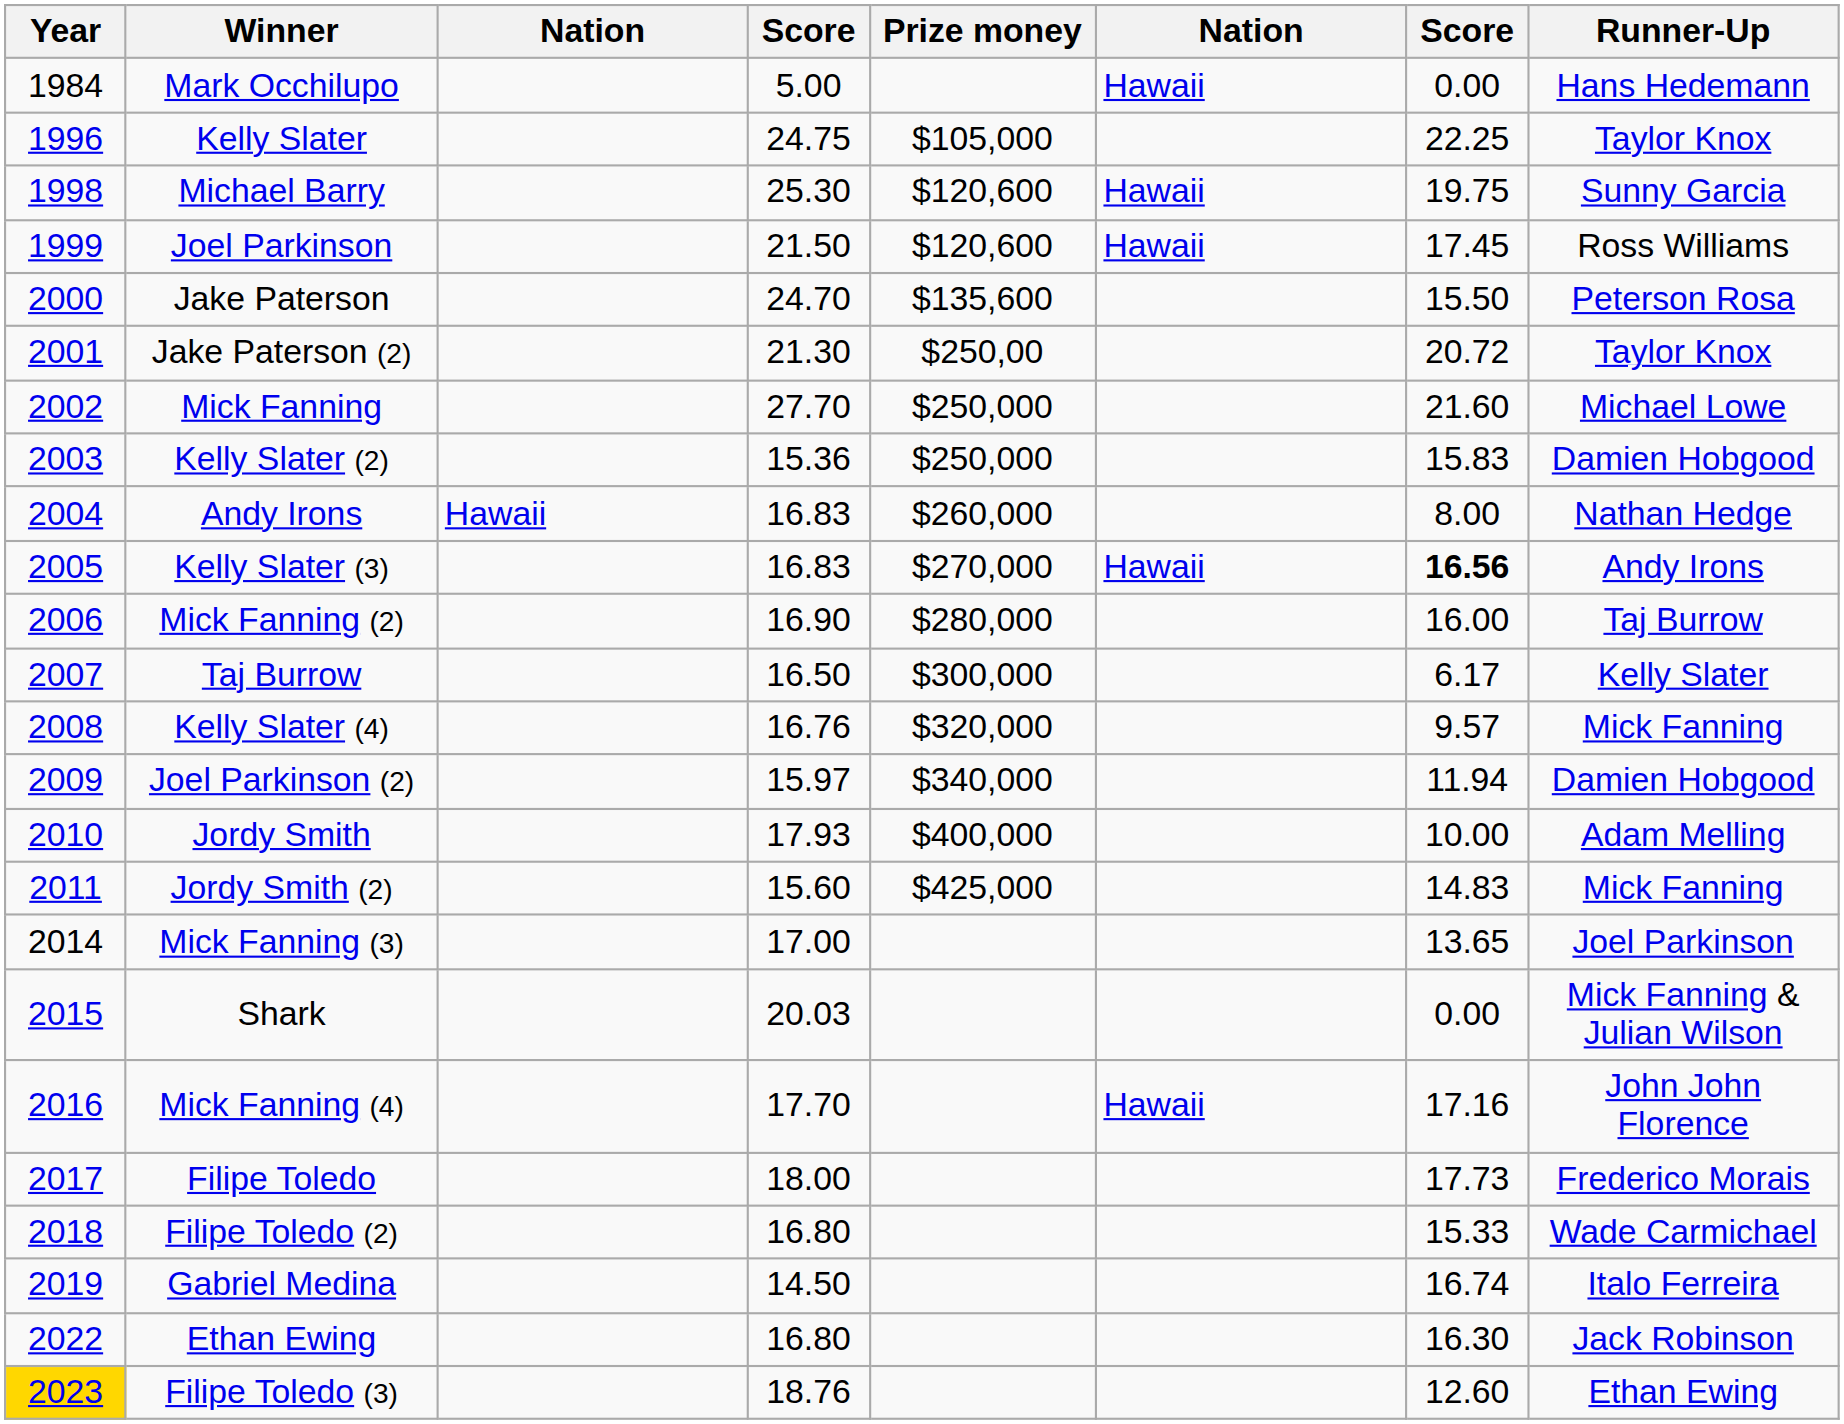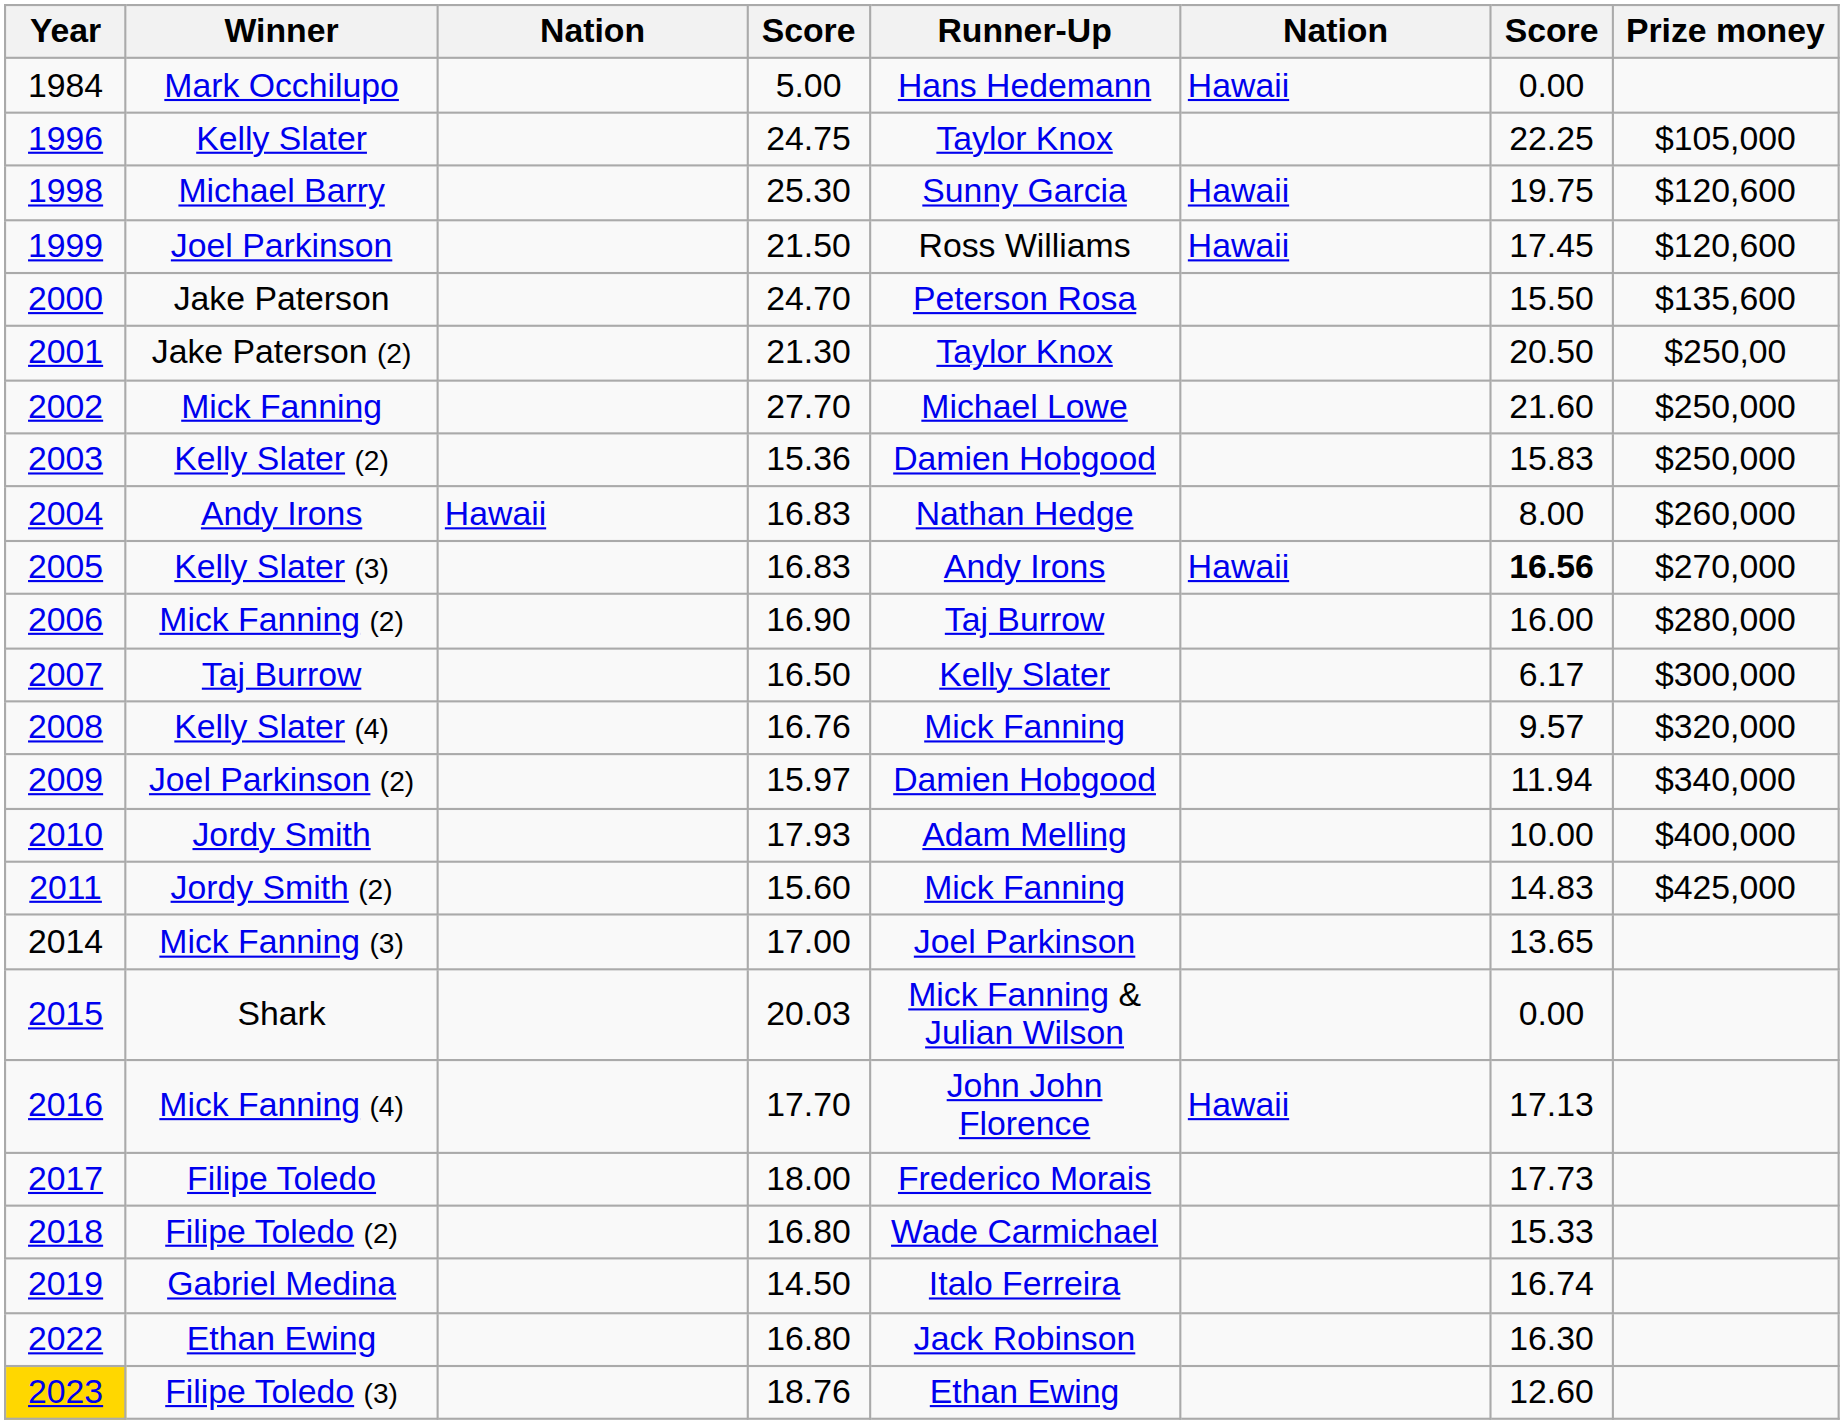columns swapped: (1683, 31) <-> (982, 31)
(1467, 352) 20.72 -> (1552, 352) 20.50
(1467, 1105) 17.16 -> (1552, 1105) 17.13
